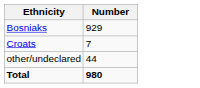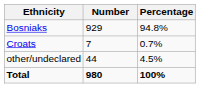+ column: (167, 12)
